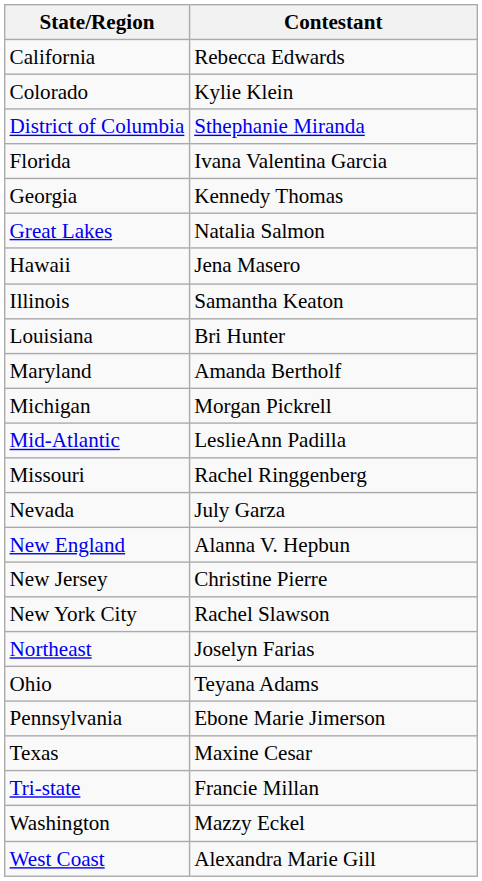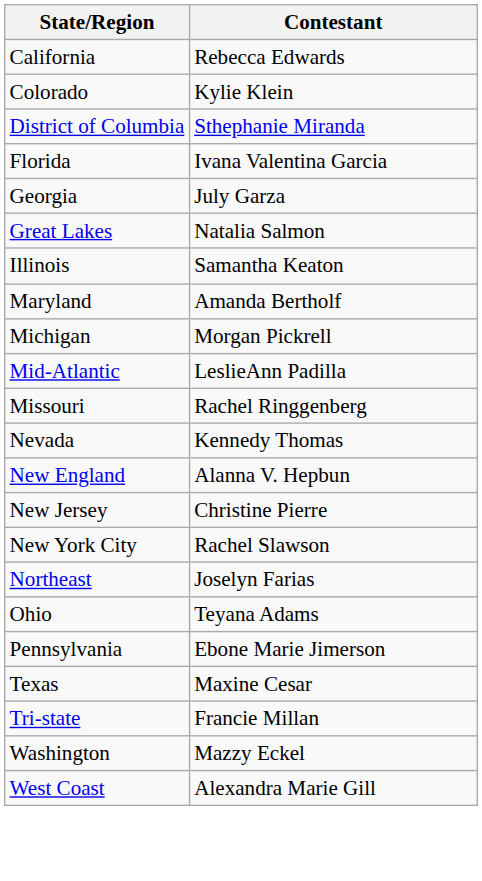(269, 196) Kennedy Thomas -> (240, 196) July Garza
- row: (40, 265)
- row: (51, 335)
(240, 509) July Garza -> (269, 440) Kennedy Thomas
